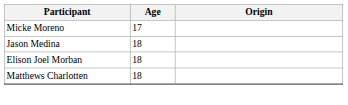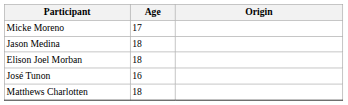+ row: (28, 76)
